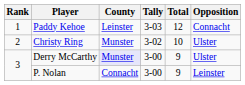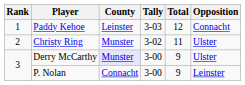(178, 42) 10 -> (178, 42) 11
